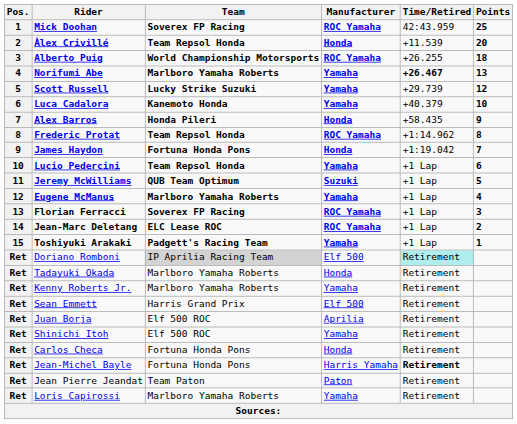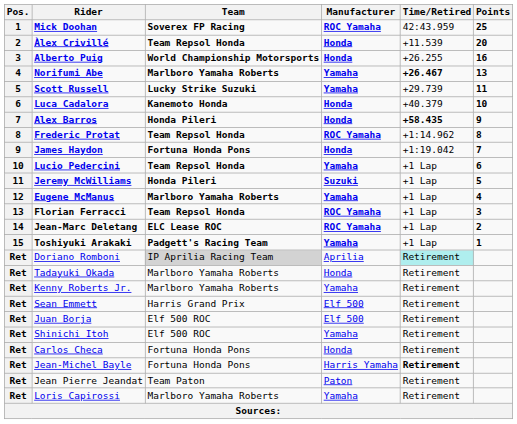(352, 58) ROC Yamaha -> (338, 58) Honda
(482, 58) 18 -> (482, 58) 16
(482, 89) 12 -> (482, 89) 11
(341, 105) Yamaha -> (338, 105) Honda
(423, 120) normal -> (423, 120) bold
(193, 181) QUB Team Optimum -> (182, 181) Honda Pileri
(196, 212) Soverex FP Racing -> (196, 212) Team Repsol Honda
(344, 258) Elf 500 -> (344, 258) Aprilia
(344, 319) Aprilia -> (344, 319) Elf 500
